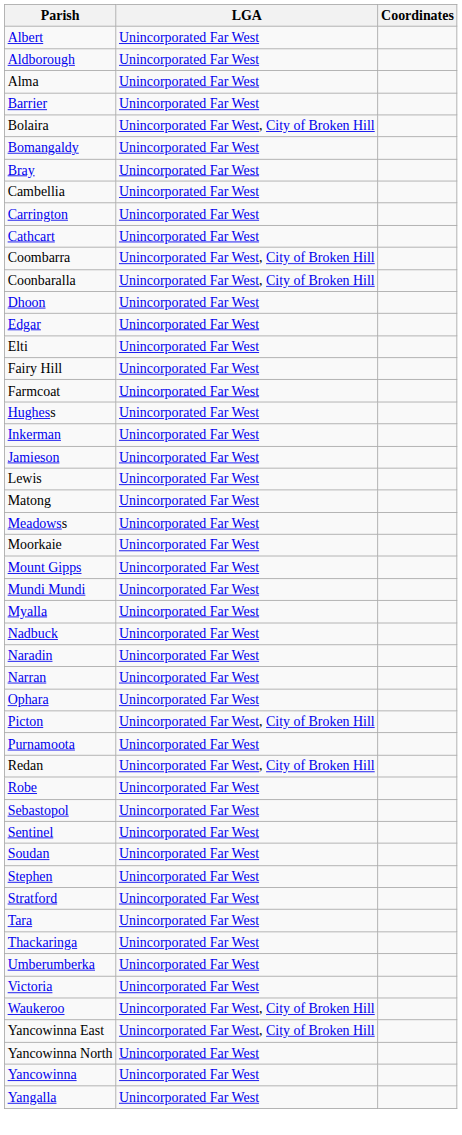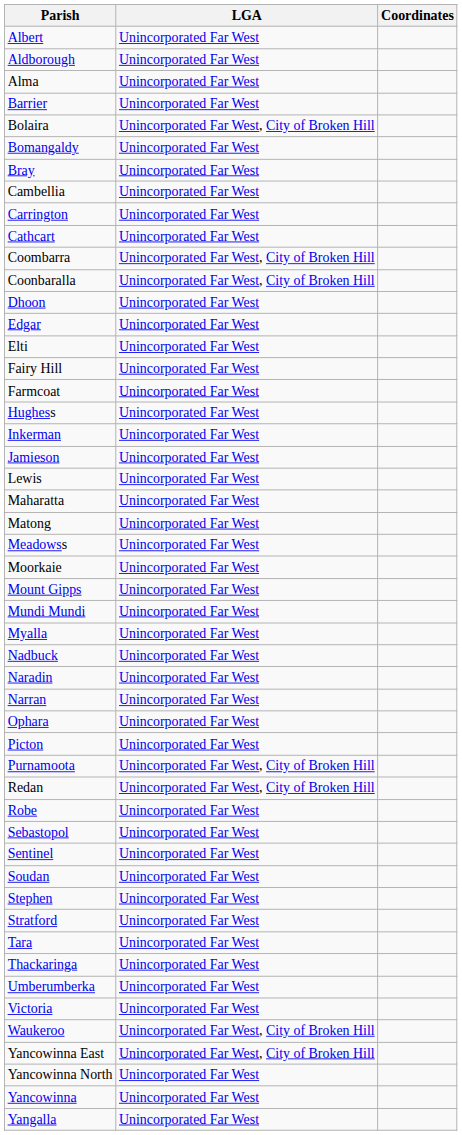+ row: (36, 501)
(247, 721) Unincorporated Far West, City of Broken Hill -> (189, 744) Unincorporated Far West
(189, 744) Unincorporated Far West -> (247, 766) Unincorporated Far West, City of Broken Hill
